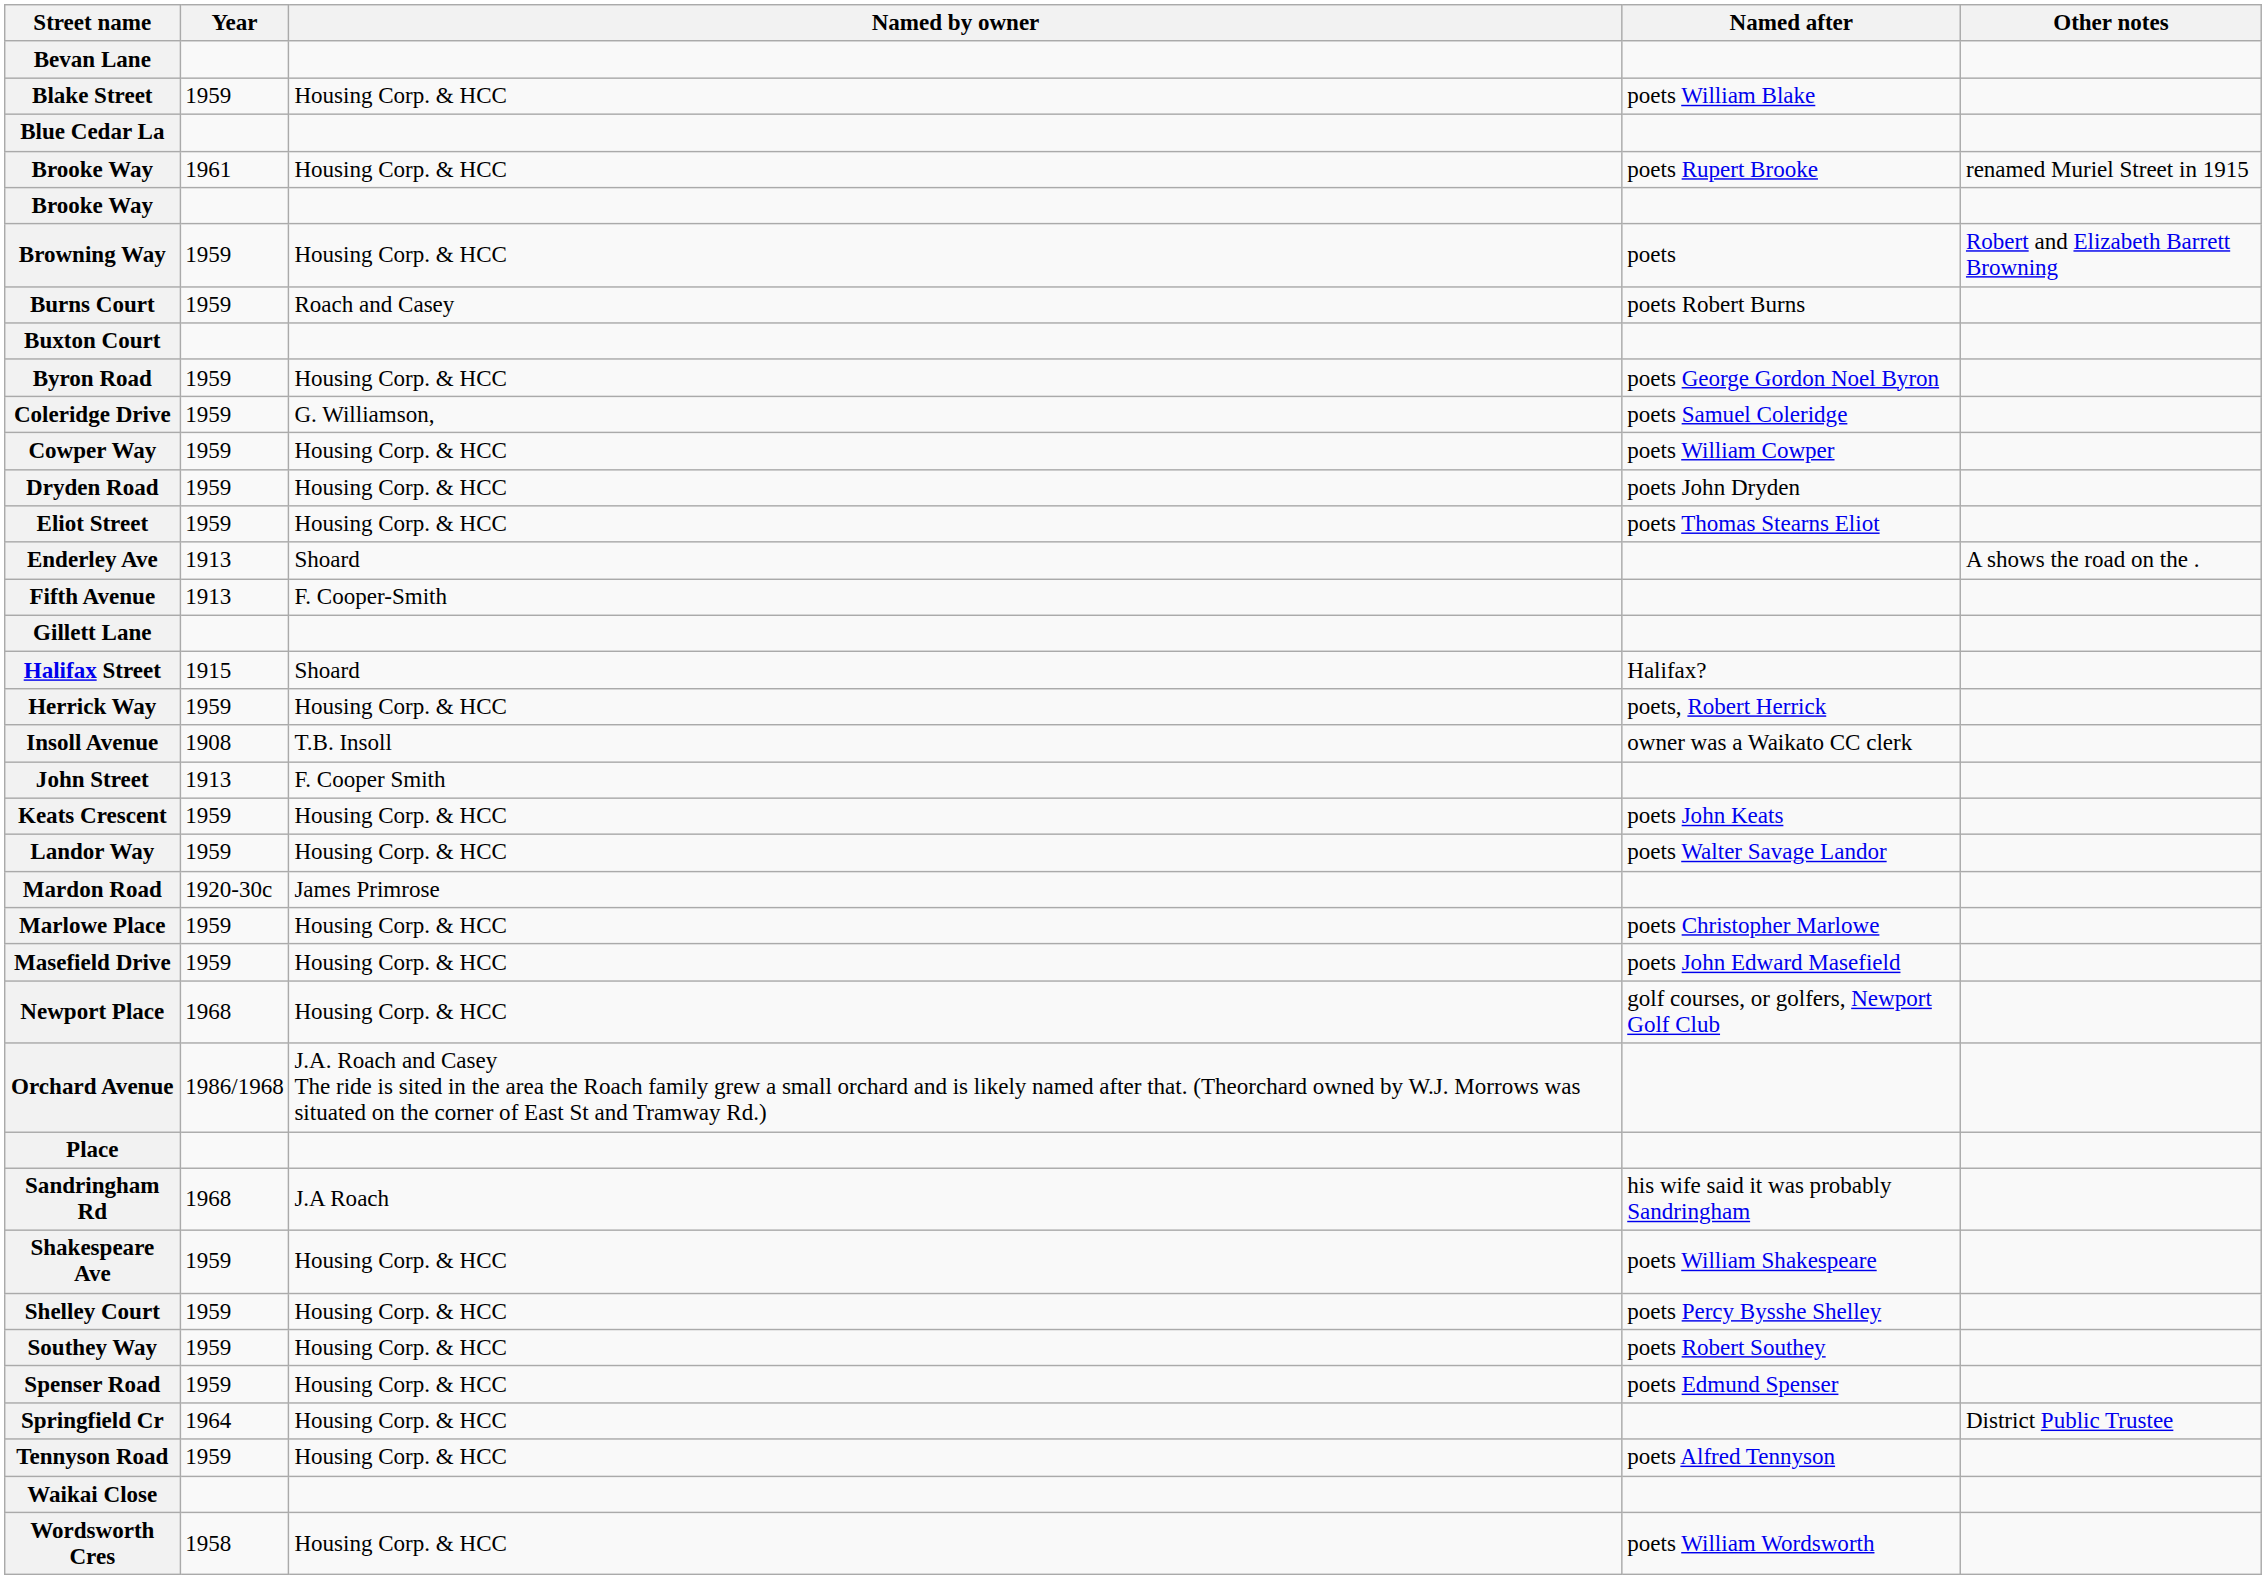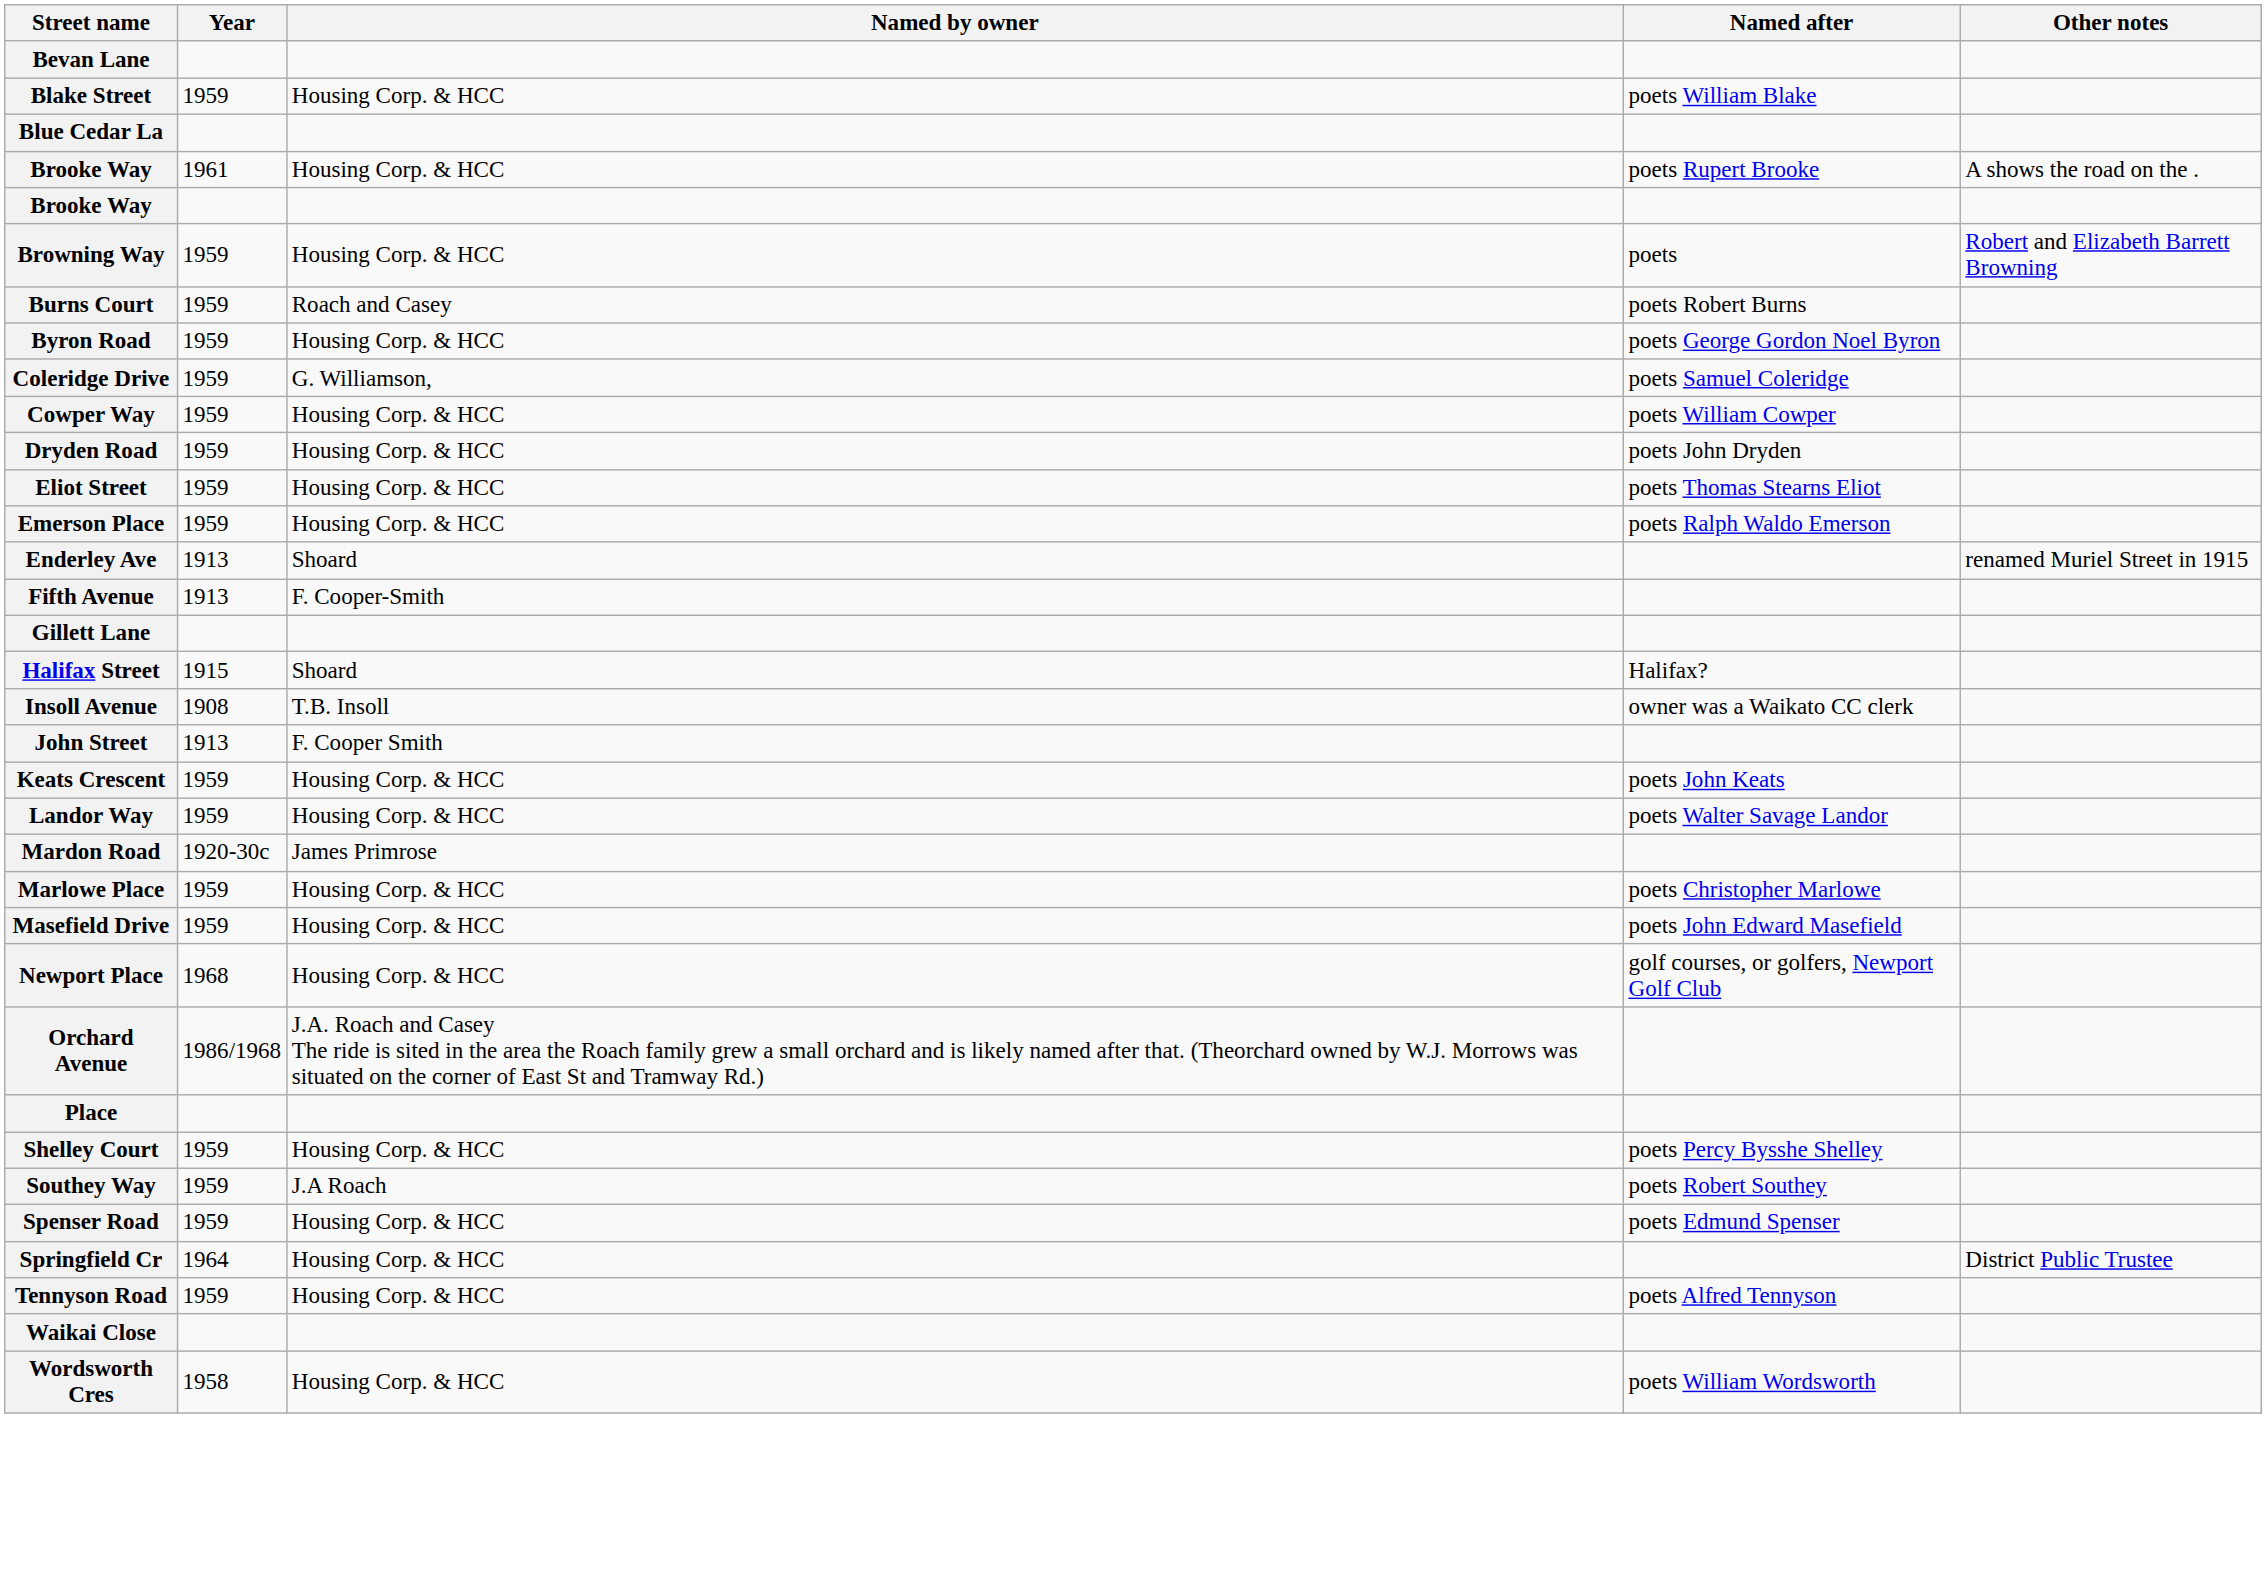(2107, 168) renamed Muriel Street in 1915 -> (2082, 168) A shows the road on the .
- row: (92, 341)
+ row: (91, 523)
(2083, 560) A shows the road on the . -> (2107, 560) renamed Muriel Street in 1915
- row: (92, 706)
- row: (92, 1199)
- row: (92, 1261)
(401, 1347) Housing Corp. & HCC -> (339, 1186) J.A Roach
